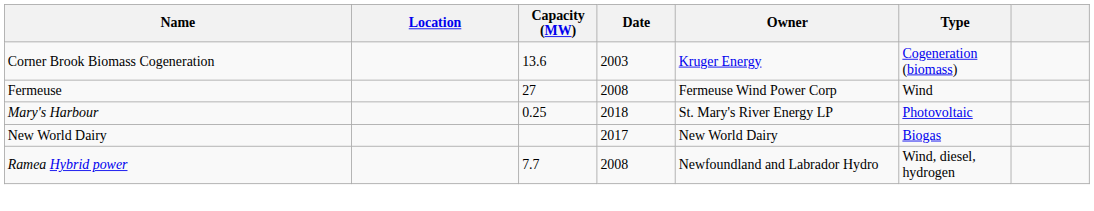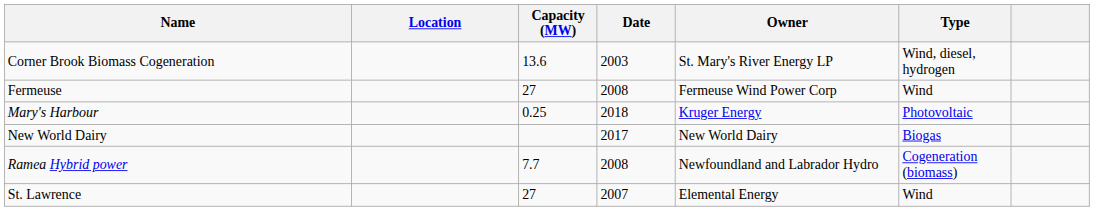(720, 61) Kruger Energy -> (756, 61) St. Mary's River Energy LP
(940, 61) Cogeneration (biomass) -> (939, 61) Wind, diesel, hydrogen
(756, 113) St. Mary's River Energy LP -> (720, 113) Kruger Energy
(939, 165) Wind, diesel, hydrogen -> (940, 165) Cogeneration (biomass)
+ row: (44, 194)
